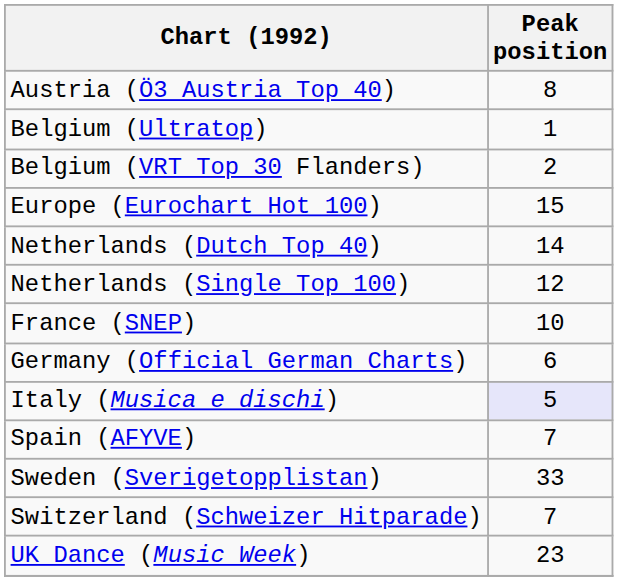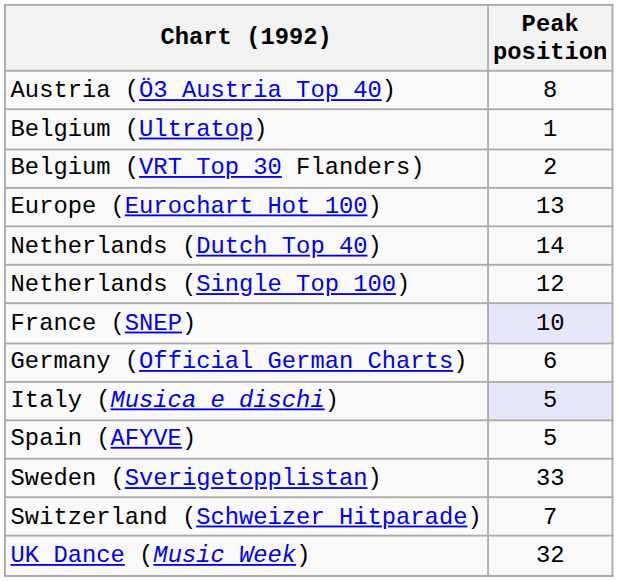(550, 207) 15 -> (550, 207) 13
(550, 323) no background -> (550, 323) lavender background
(550, 439) 7 -> (550, 439) 5
(550, 556) 23 -> (550, 556) 32
